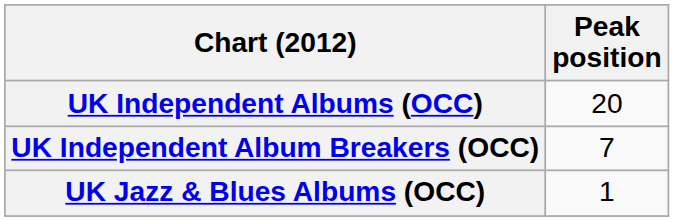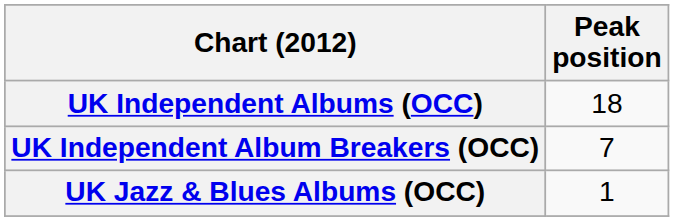(607, 103) 20 -> (607, 103) 18
